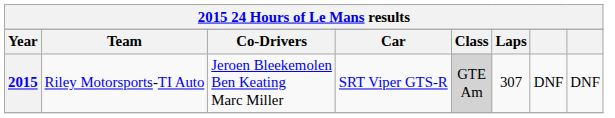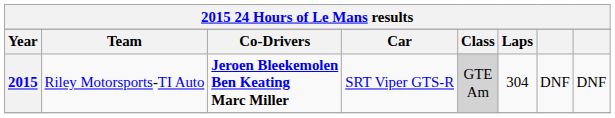(272, 83) normal -> (275, 83) bold
(511, 83) 307 -> (517, 83) 304
